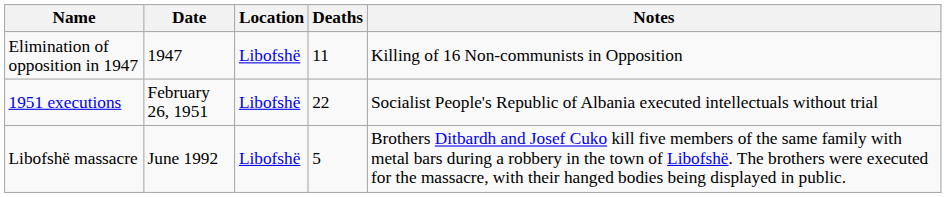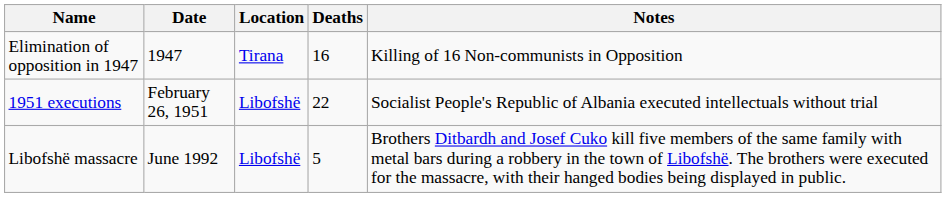(270, 55) Libofshë -> (261, 55) Tirana
(320, 55) 11 -> (321, 55) 16
